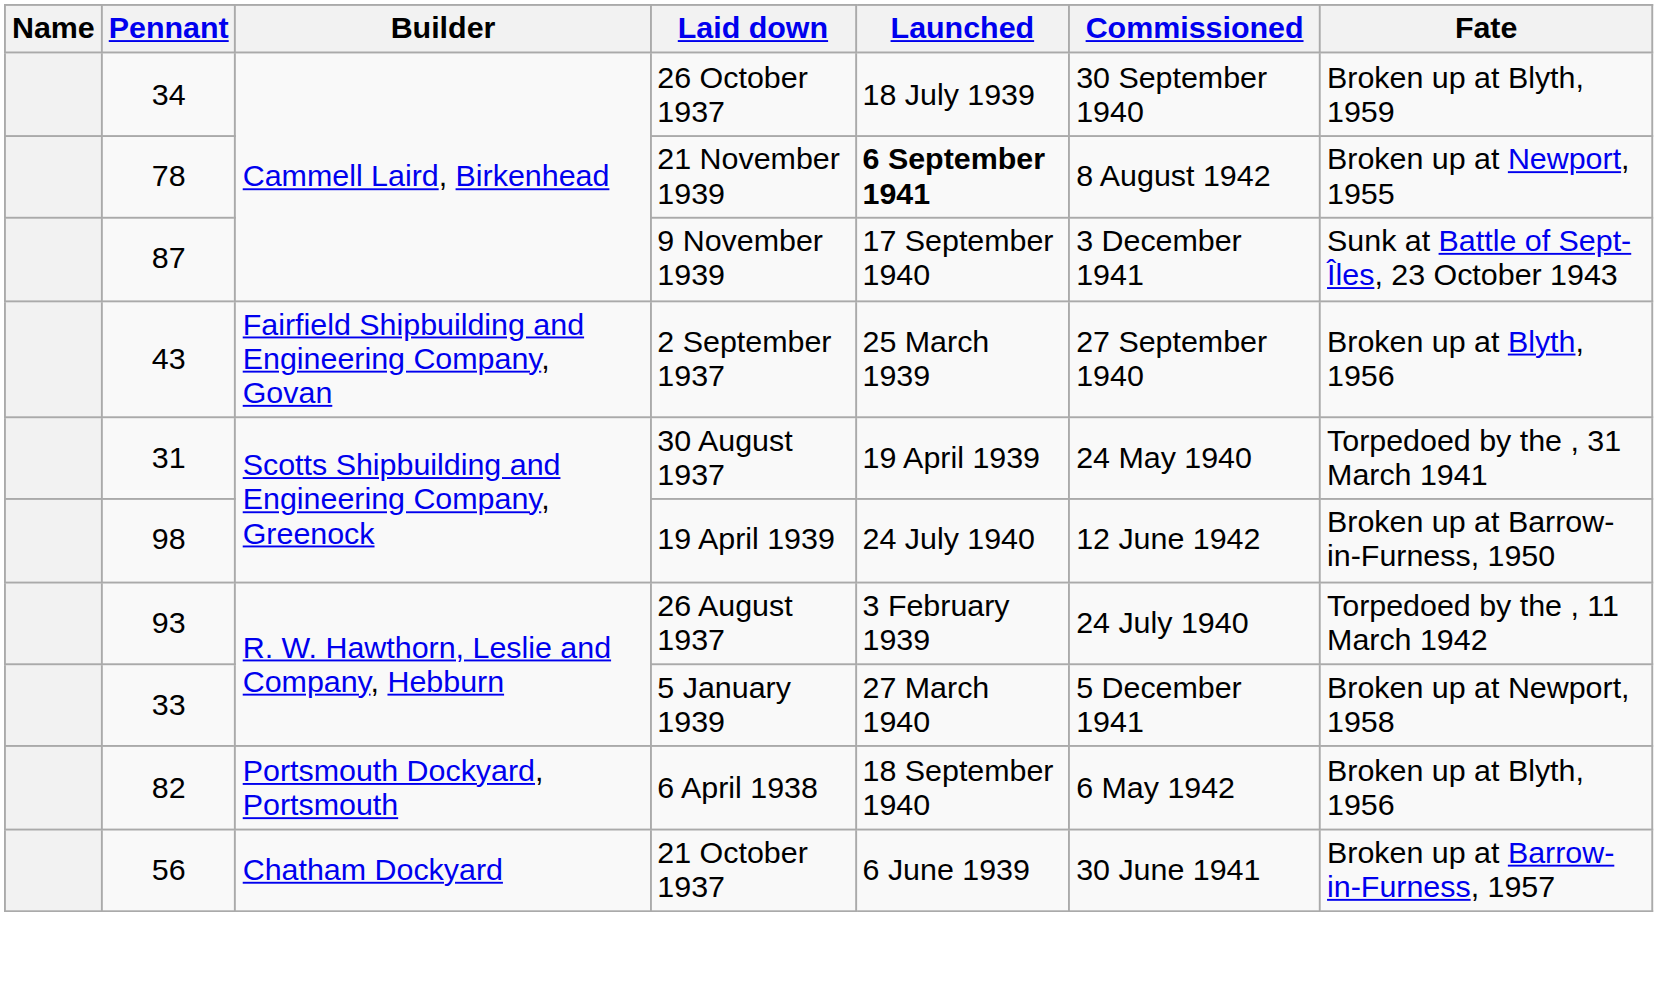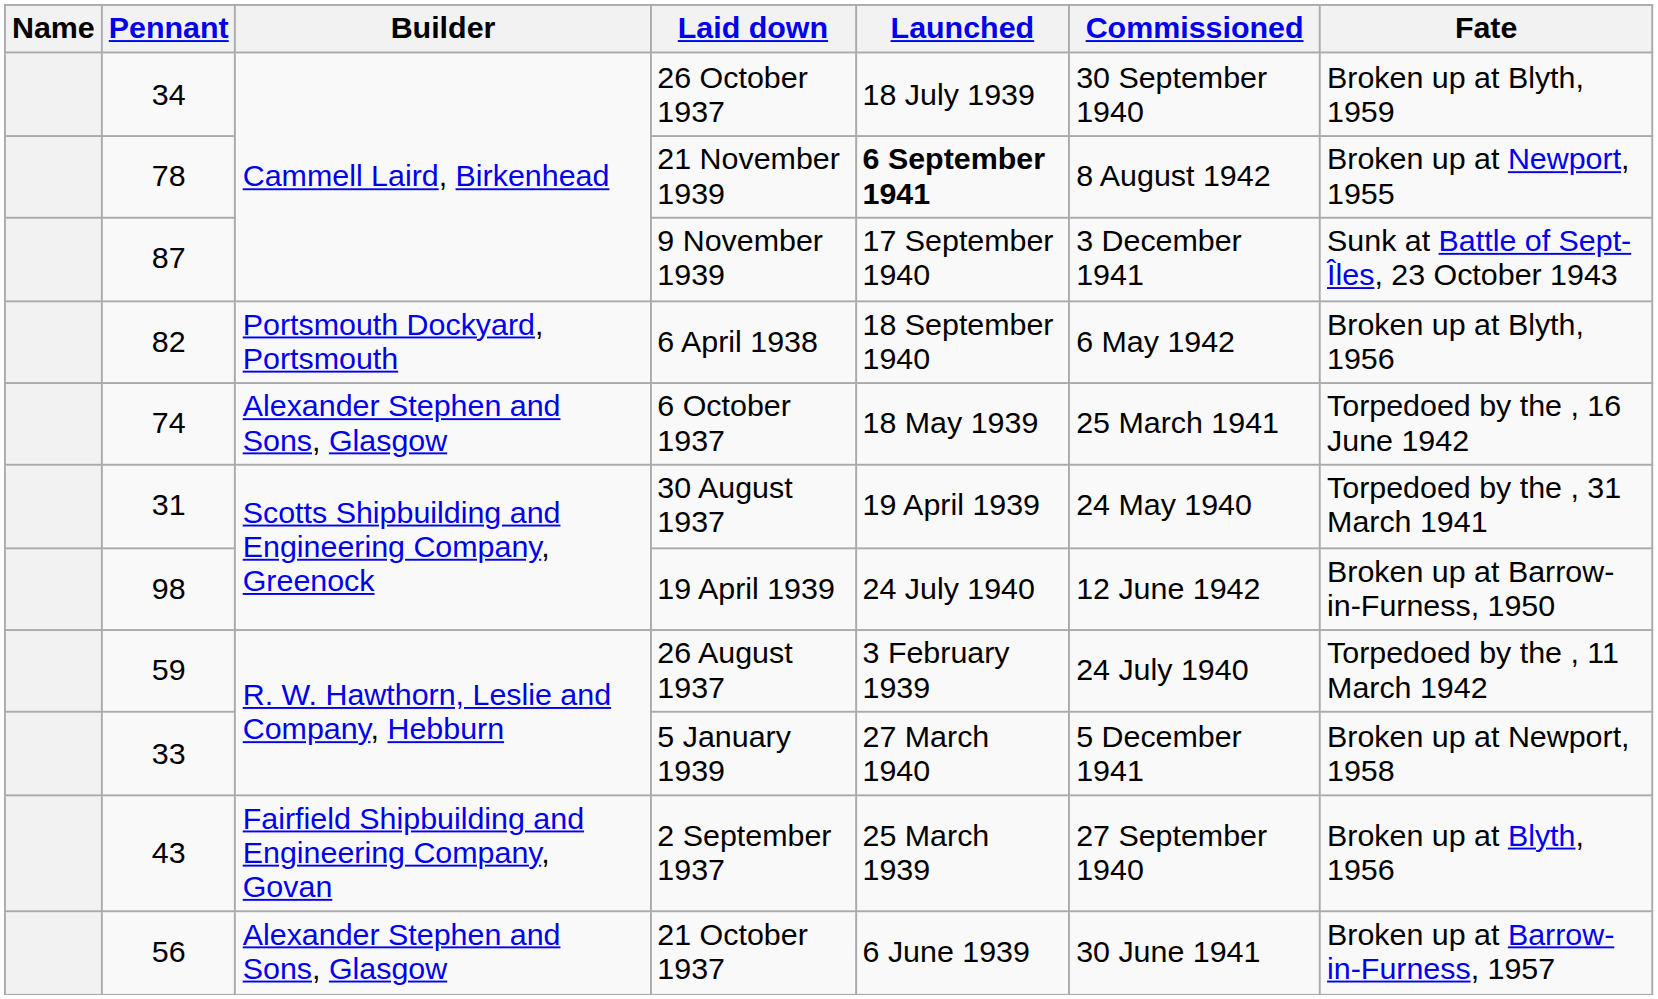rows swapped: (744, 358) <-> (738, 787)
+ row: (724, 423)
(169, 622) 93 -> (169, 670) 59
(373, 869) Chatham Dockyard -> (402, 952) Alexander Stephen and Sons, Glasgow
